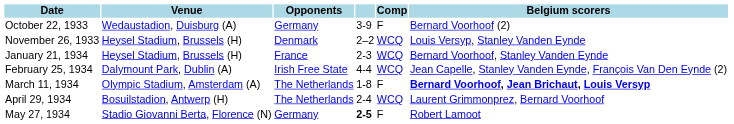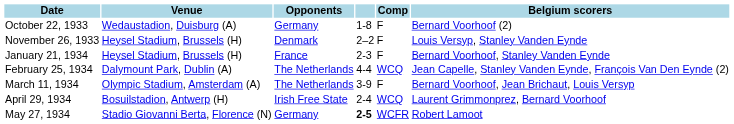(364, 25) 3-9 -> (364, 25) 1-8
(390, 40) WCQ -> (380, 40) F
(390, 55) WCQ -> (380, 55) F
(311, 70) Irish Free State -> (314, 70) The Netherlands
(364, 84) 1-8 -> (364, 84) 3-9
(530, 84) bold -> (523, 84) normal
(314, 99) The Netherlands -> (311, 99) Irish Free State
(380, 114) F -> (393, 114) WCFR
